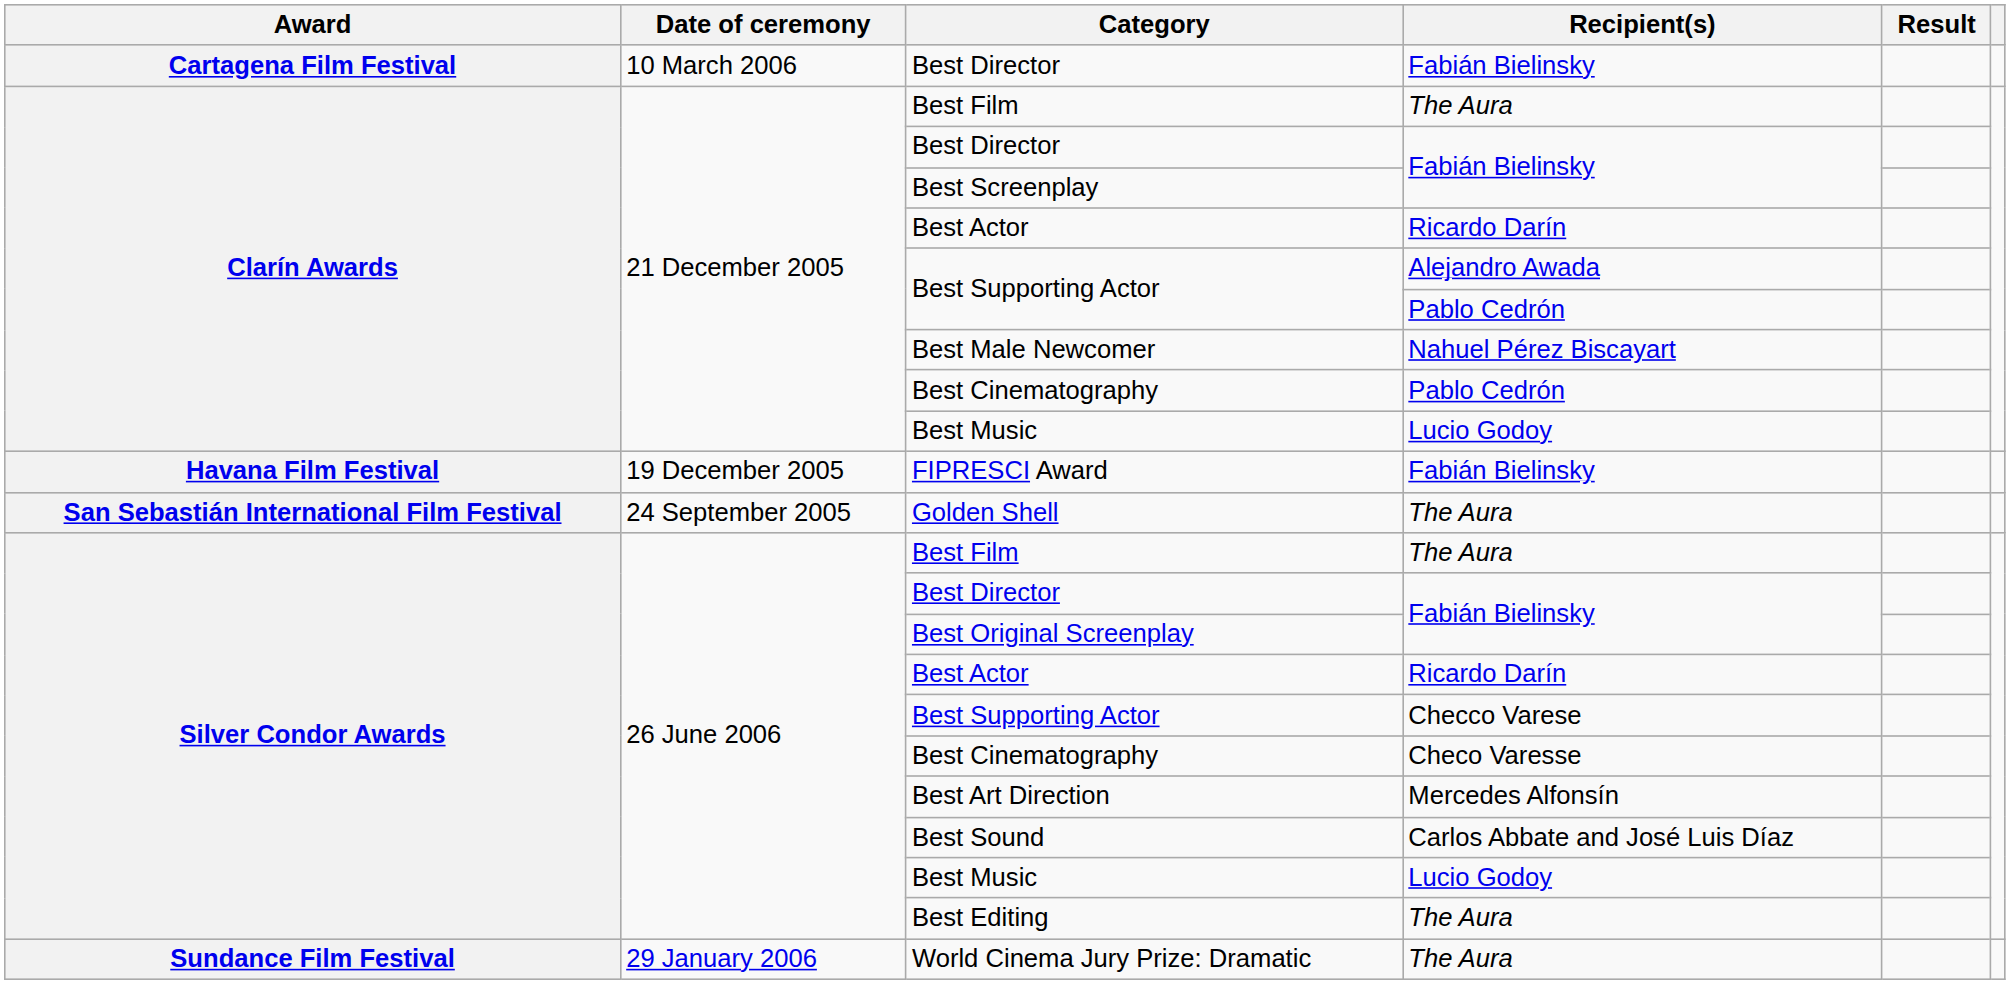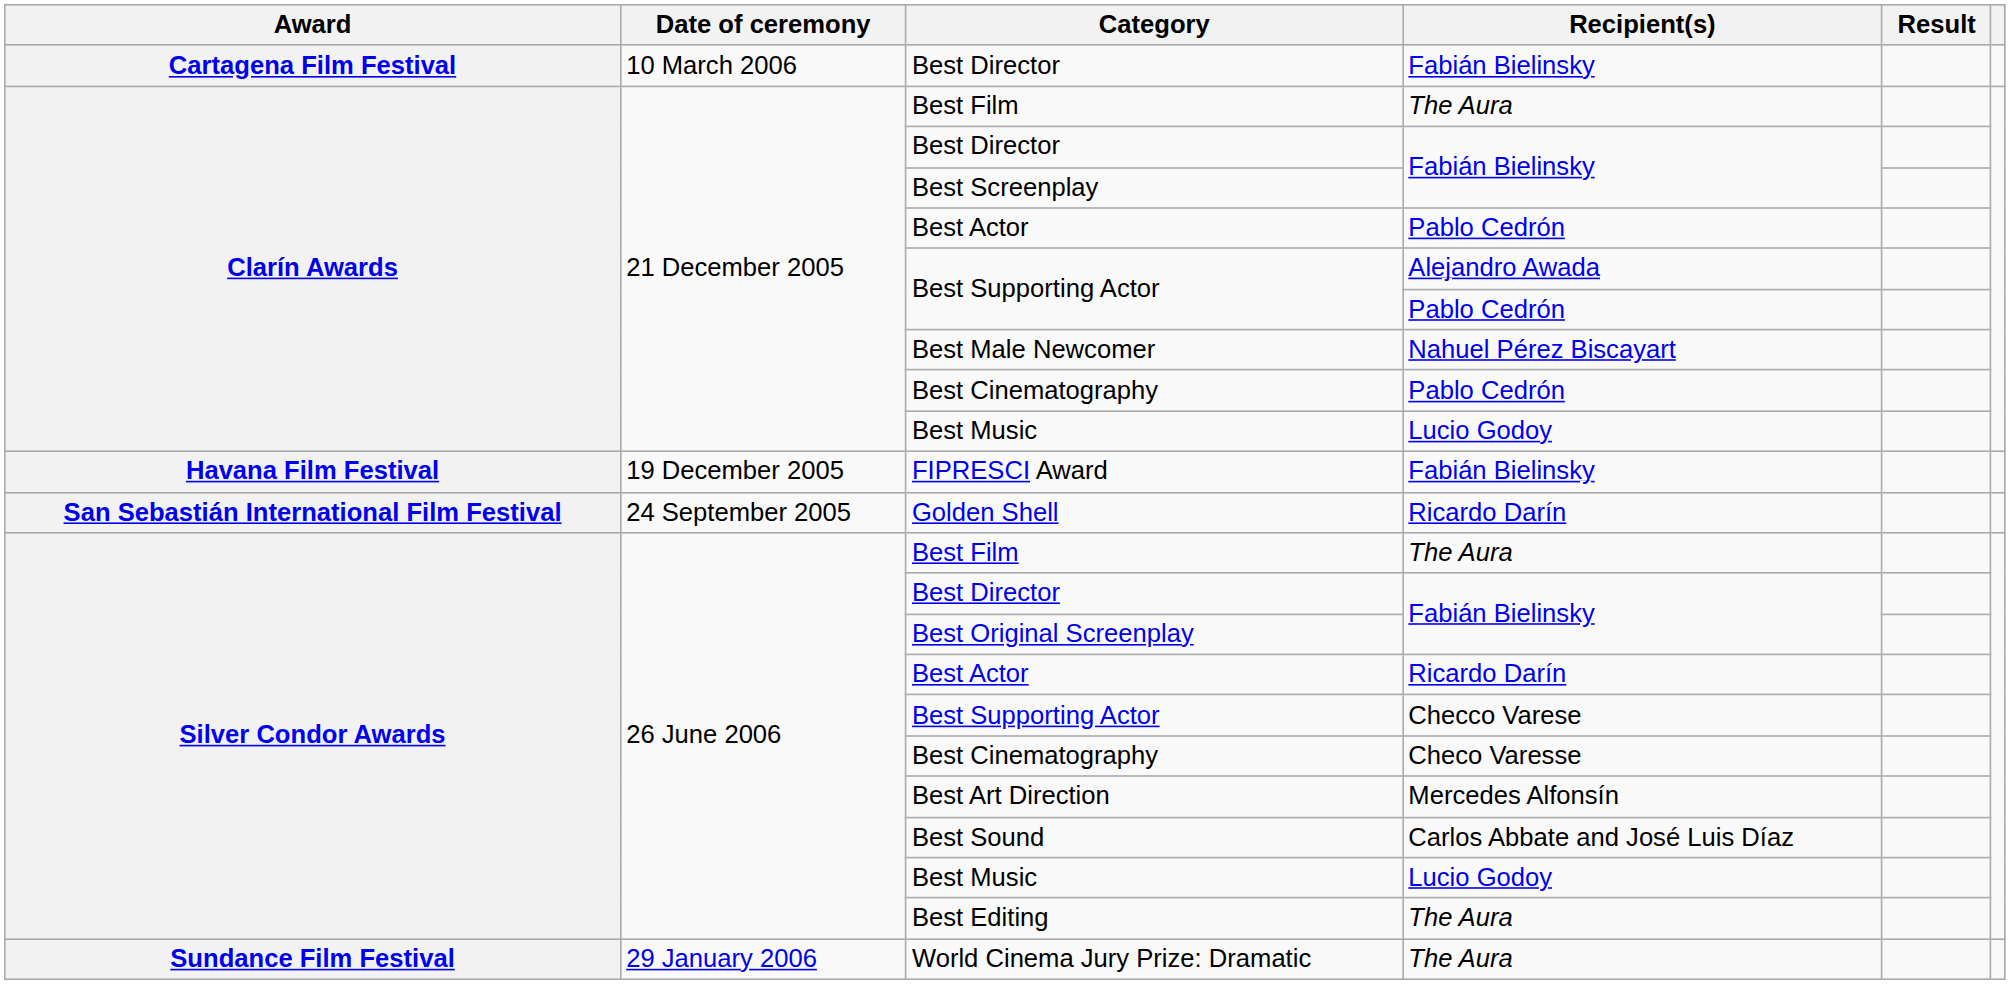(1487, 227) Ricardo Darín -> (1487, 227) Pablo Cedrón
(1461, 512) The Aura -> (1487, 512) Ricardo Darín
